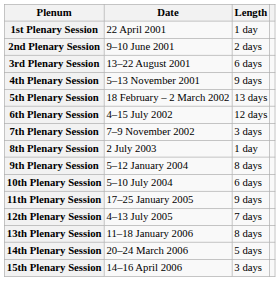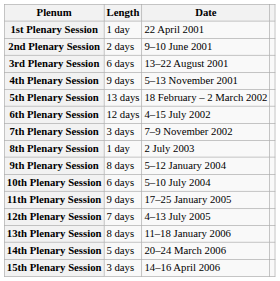columns swapped: (168, 13) <-> (251, 13)
